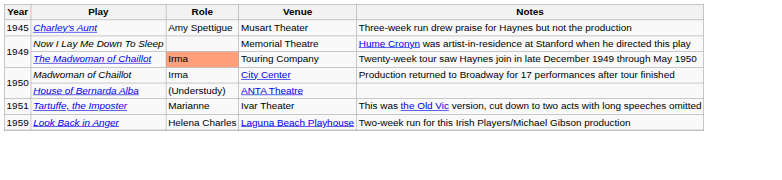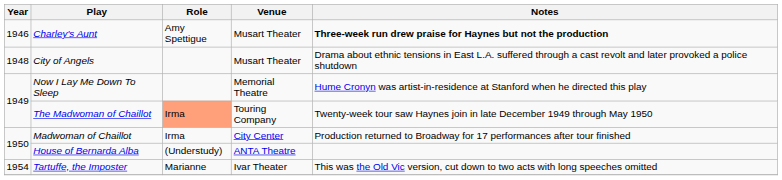(18, 28) 1945 -> (18, 33) 1946
(495, 28) normal -> (461, 33) bold
+ row: (64, 60)
(18, 106) 1951 -> (18, 167) 1954
- row: (76, 122)
